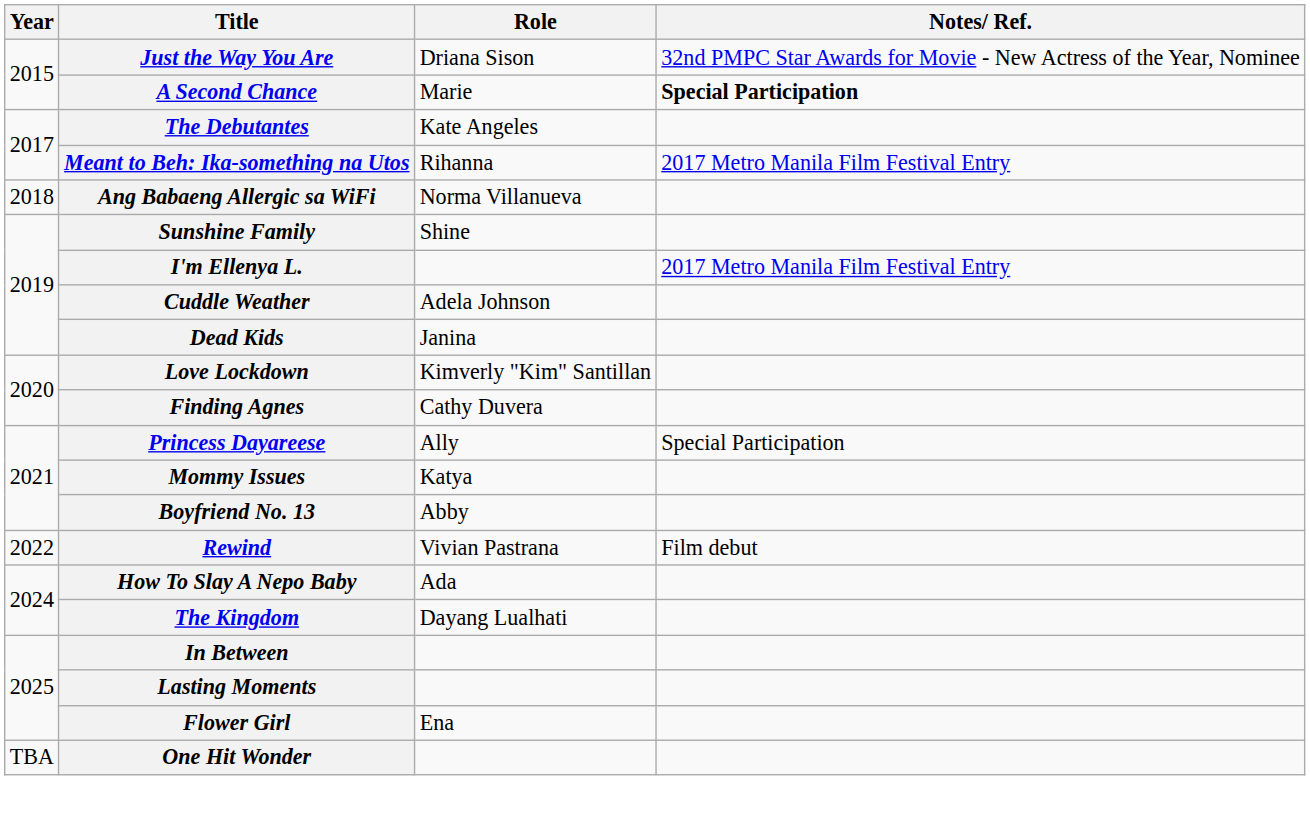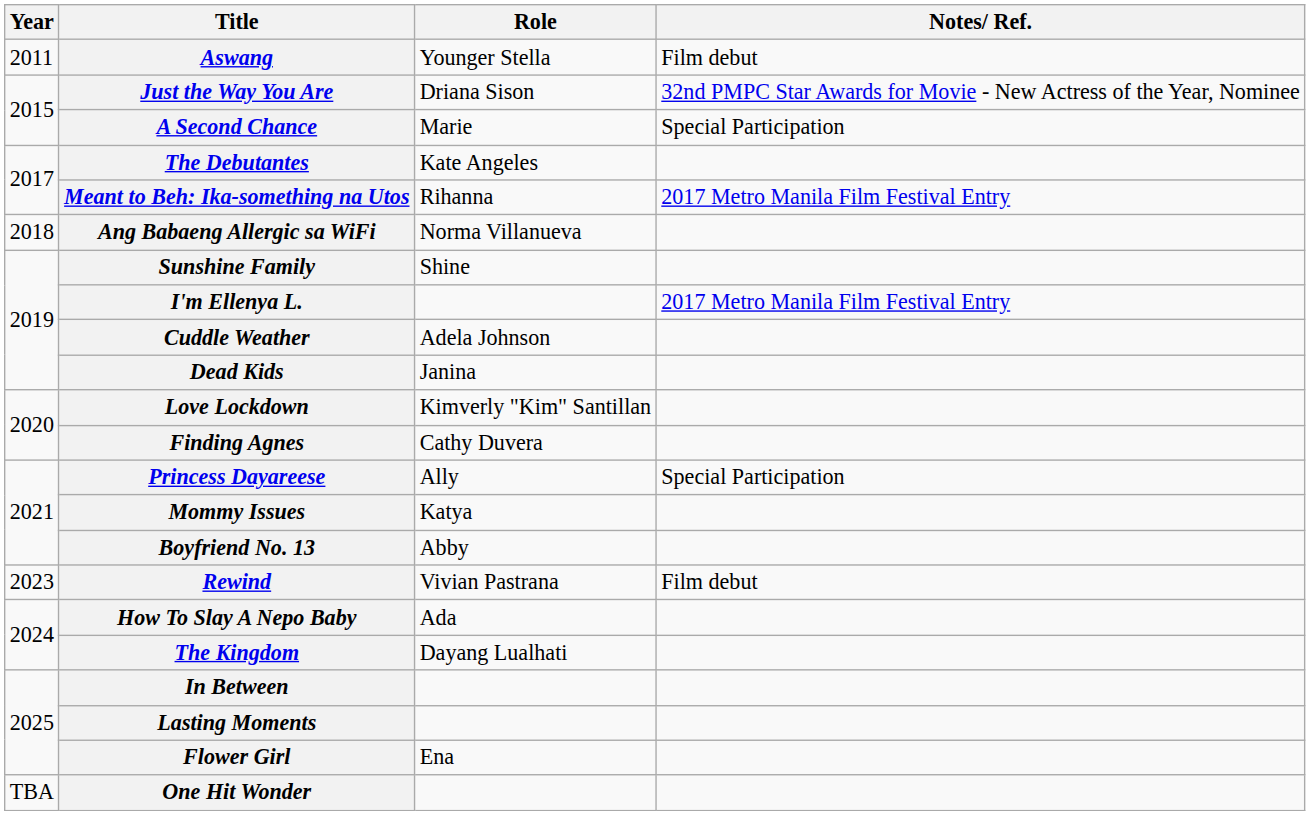+ row: (237, 57)
(760, 92) bold -> (753, 127) normal
(32, 547) 2022 -> (32, 582) 2023
